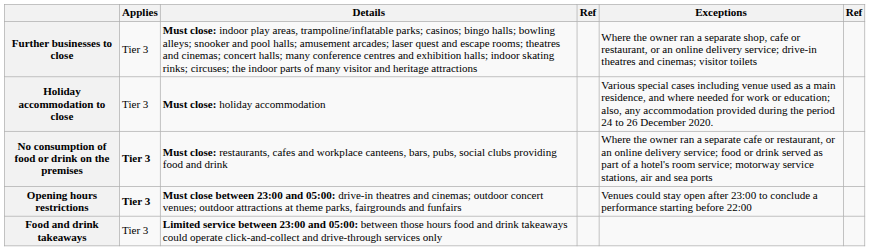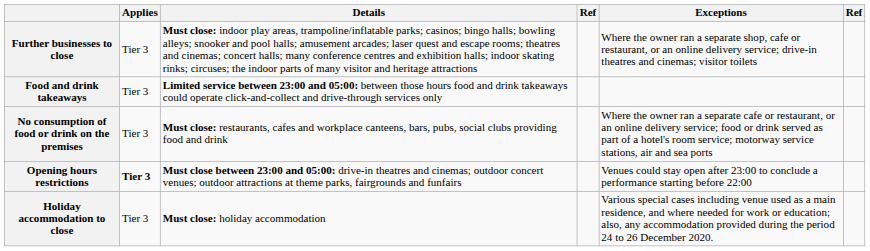rows swapped: (62, 104) <-> (62, 231)
(136, 158) bold -> (135, 134) normal
